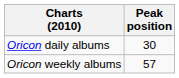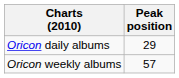(149, 45) 30 -> (149, 45) 29
